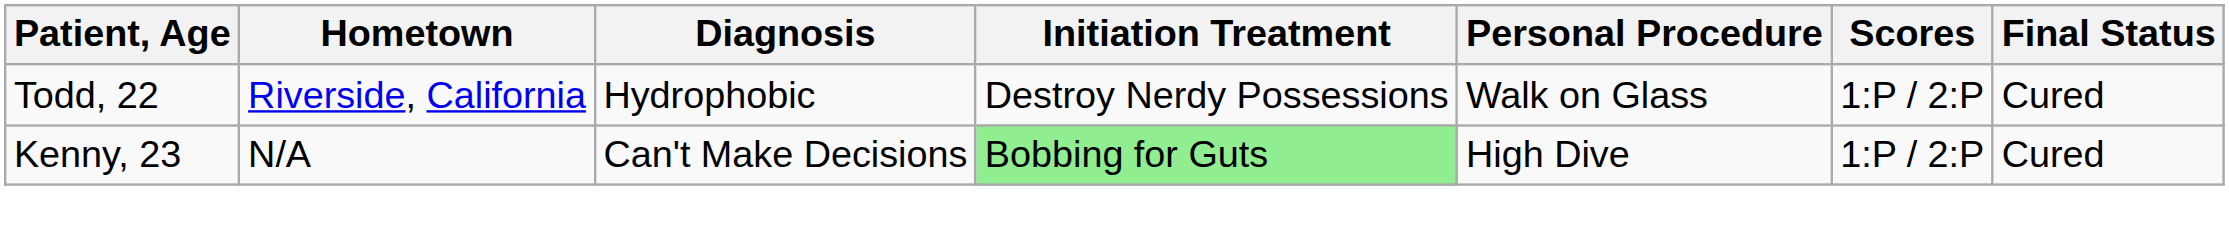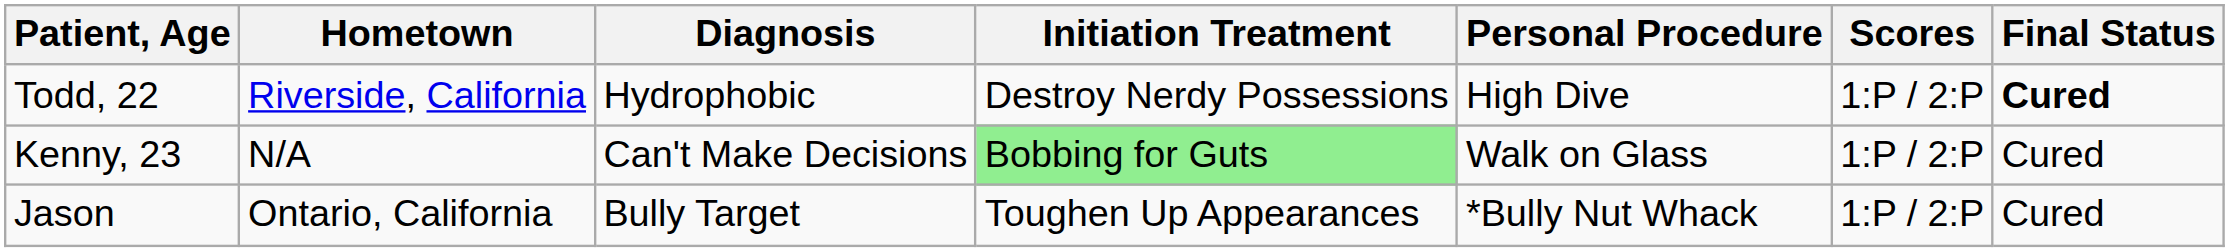(1587, 94) Walk on Glass -> (1548, 94) High Dive
(2053, 94) normal -> (2056, 94) bold
(1548, 154) High Dive -> (1587, 154) Walk on Glass
+ row: (64, 214)
